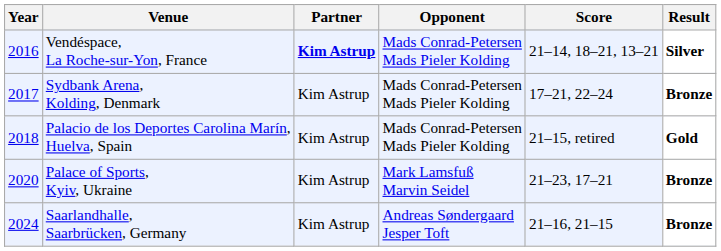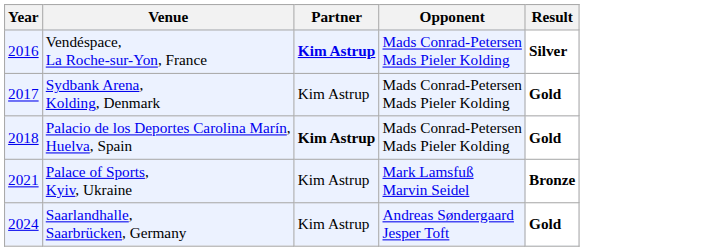- column: (594, 17)
(689, 94) Bronze -> (545, 94) Gold
(334, 138) normal -> (337, 138) bold
(23, 181) 2020 -> (23, 181) 2021
(689, 224) Bronze -> (545, 224) Gold
